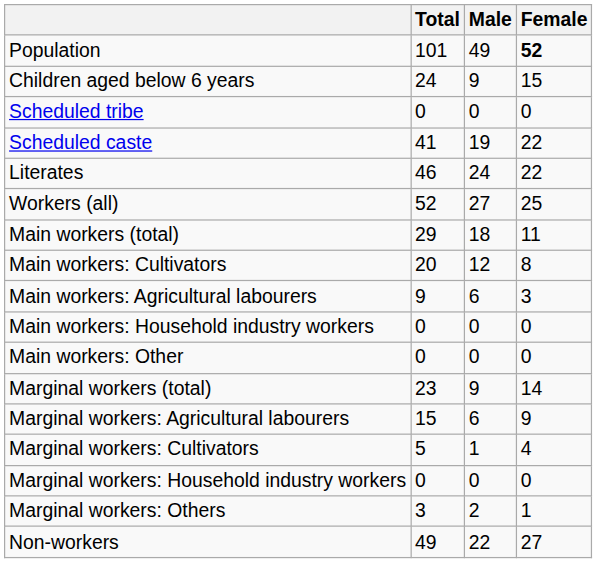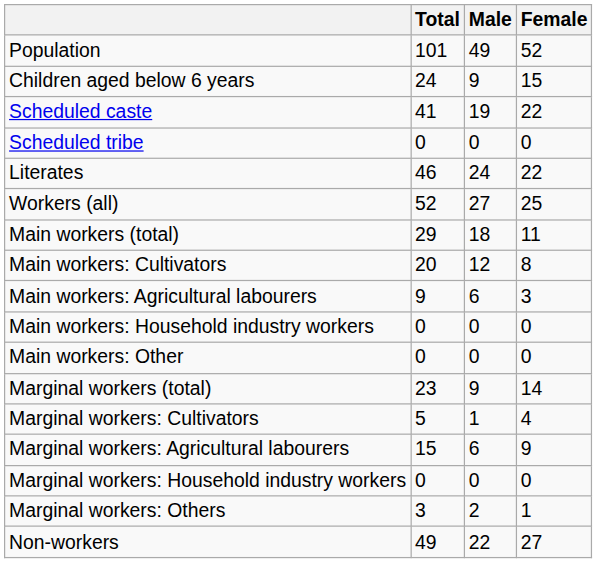(531, 50) bold -> (531, 50) normal
rows swapped: (81, 142) <-> (76, 111)
rows swapped: (134, 449) <-> (179, 419)
